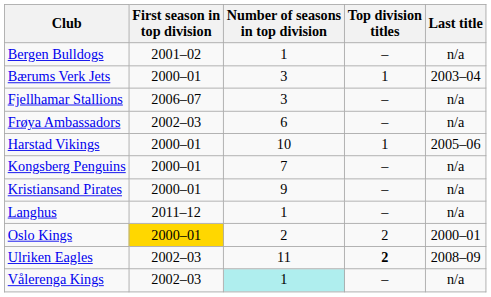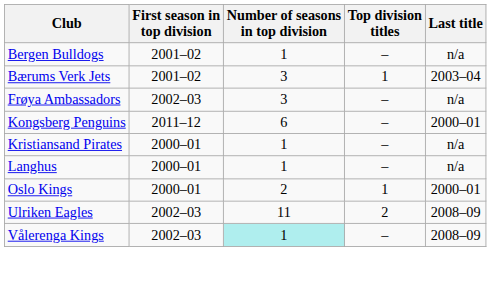(176, 76) 2000–01 -> (176, 76) 2001–02
- row: (65, 99)
(284, 122) 6 -> (284, 99) 3
- row: (54, 144)
(176, 167) 2000–01 -> (176, 122) 2011–12
(284, 167) 7 -> (284, 122) 6
(456, 167) n/a -> (456, 122) 2000–01
(284, 189) 9 -> (284, 144) 1
(176, 212) 2011–12 -> (176, 167) 2000–01
(176, 235) gold background -> (176, 189) no background
(385, 235) 2 -> (385, 189) 1
(385, 257) bold -> (385, 212) normal
(456, 280) n/a -> (456, 235) 2008–09
